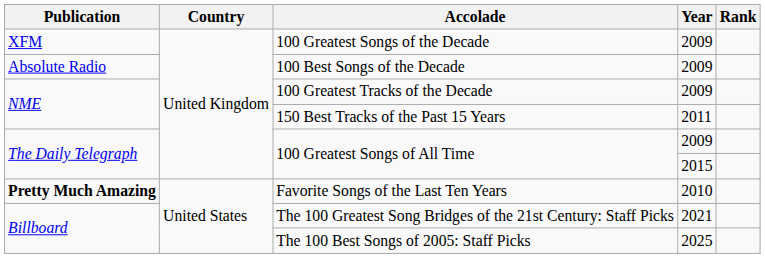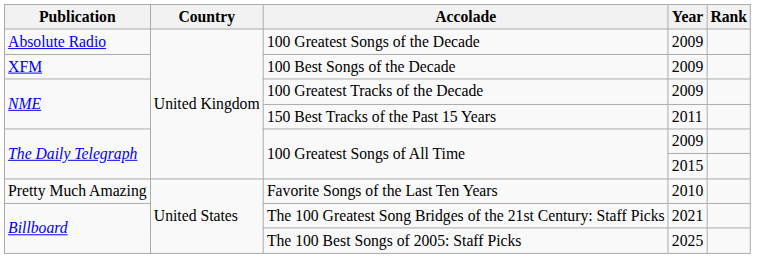(25, 41) XFM -> (57, 41) Absolute Radio
(57, 66) Absolute Radio -> (25, 66) XFM
(82, 191) bold -> (77, 191) normal
